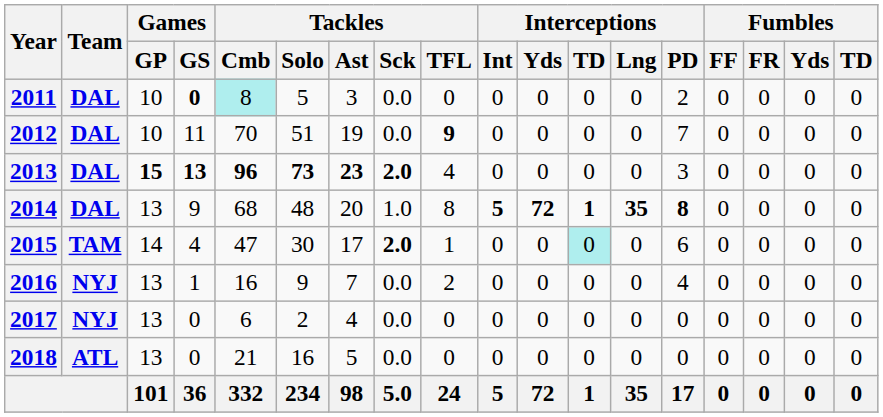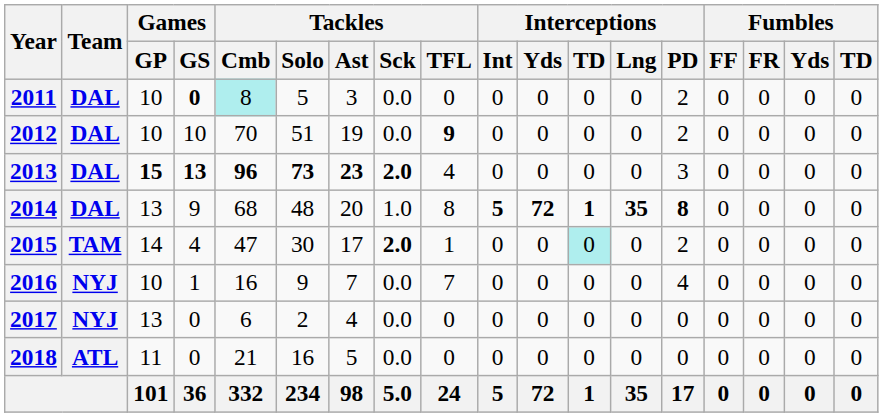(195, 134) 11 -> (195, 134) 10
(683, 134) 7 -> (683, 134) 2
(683, 245) 6 -> (683, 245) 2
(151, 282) 13 -> (151, 282) 10
(449, 282) 2 -> (449, 282) 7
(151, 356) 13 -> (151, 356) 11
